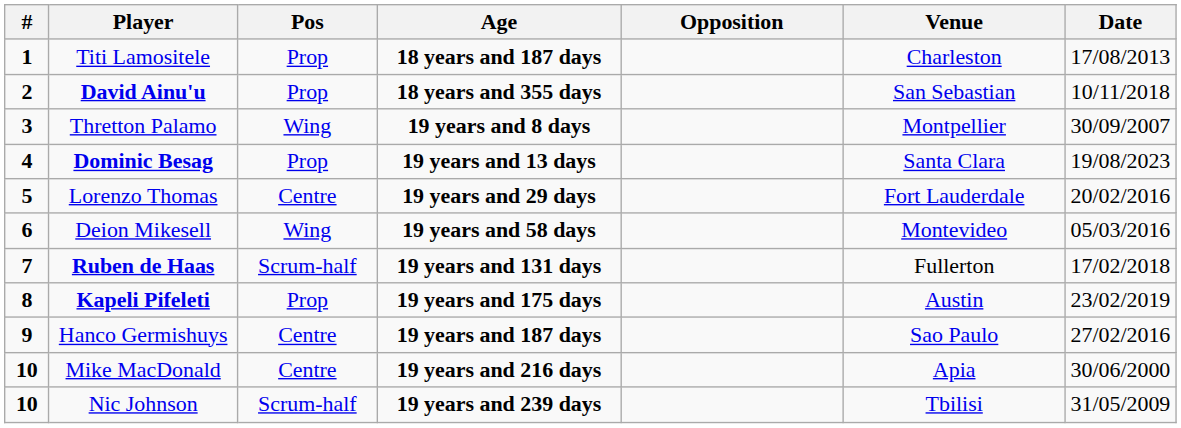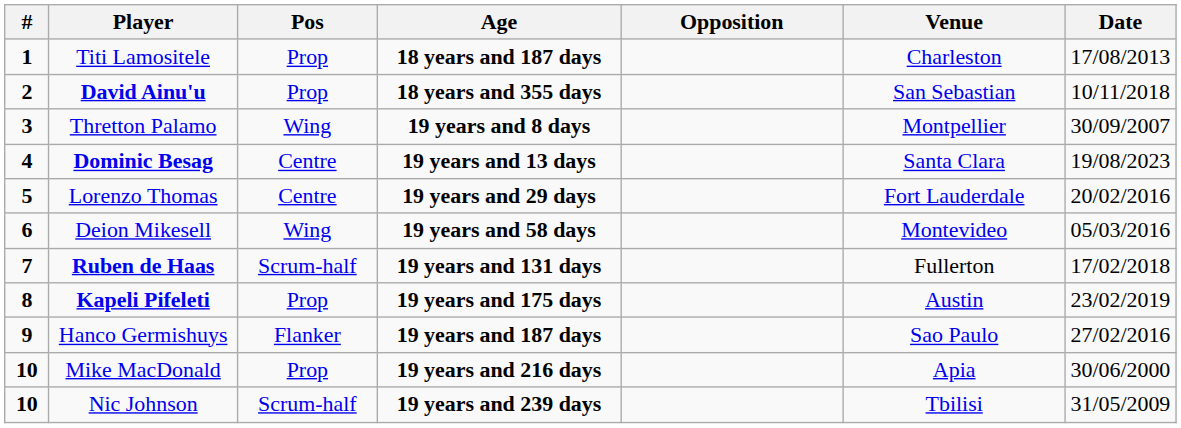(307, 160) Prop -> (307, 160) Centre
(307, 334) Centre -> (307, 334) Flanker
(307, 369) Centre -> (307, 369) Prop
